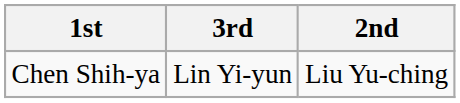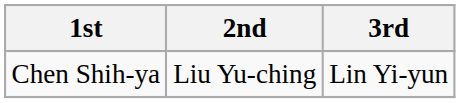columns swapped: (377, 27) <-> (233, 27)
